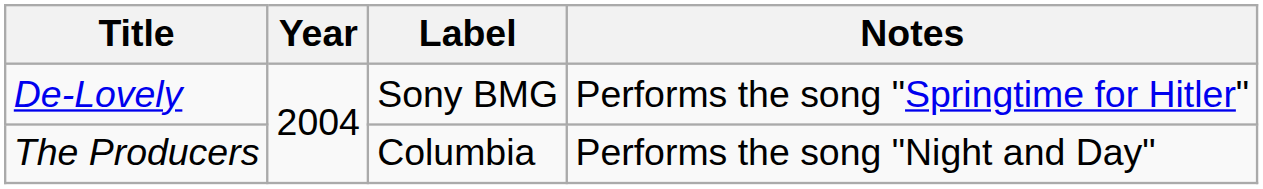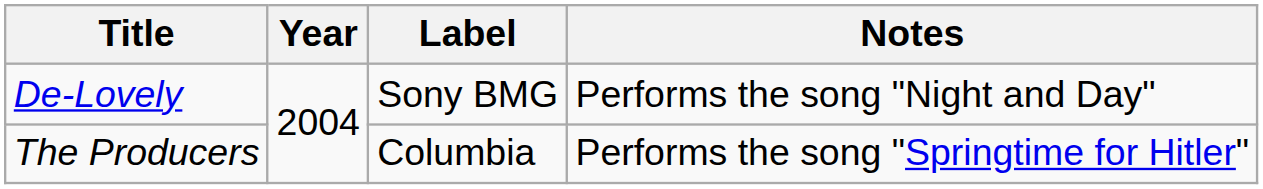(912, 93) Performs the song "Springtime for Hitler" -> (866, 93) Performs the song "Night and Day"
(866, 152) Performs the song "Night and Day" -> (912, 152) Performs the song "Springtime for Hitler"
